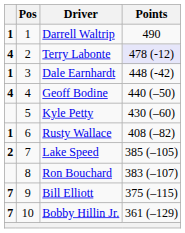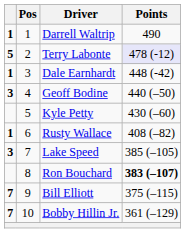(10, 54) 4 -> (10, 54) 5
(10, 93) 4 -> (10, 93) 3
(10, 153) 2 -> (10, 153) 3
(151, 172) normal -> (151, 172) bold
